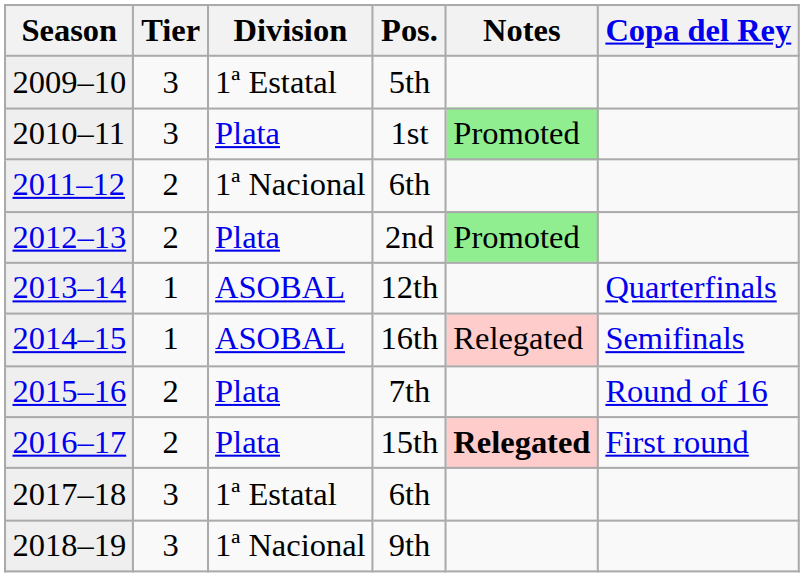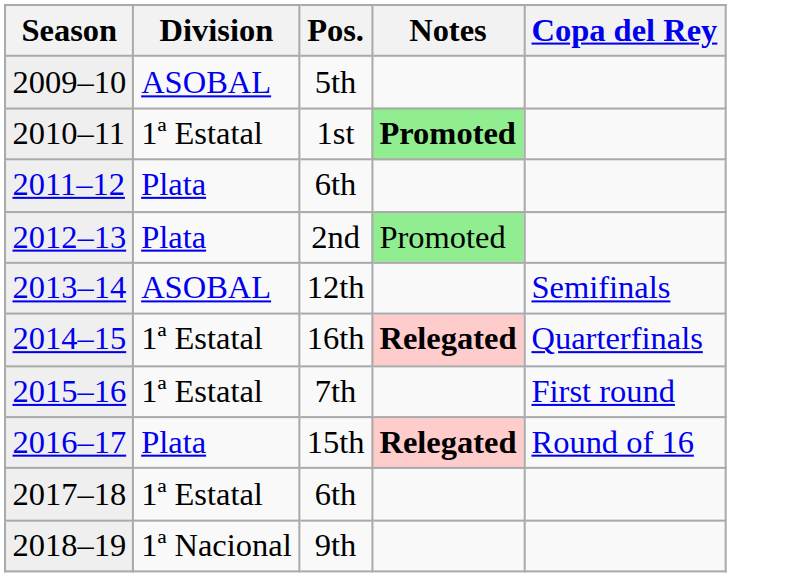- column: (171, 30)
(276, 81) 1ª Estatal -> (206, 81) ASOBAL
(248, 133) Plata -> (202, 133) 1ª Estatal
(516, 133) normal -> (448, 133) bold
(290, 184) 1ª Nacional -> (174, 184) Plata
(691, 287) Quarterfinals -> (601, 287) Semifinals
(280, 339) ASOBAL -> (202, 339) 1ª Estatal
(518, 339) normal -> (448, 339) bold
(675, 339) Semifinals -> (617, 339) Quarterfinals
(248, 390) Plata -> (202, 390) 1ª Estatal
(687, 390) Round of 16 -> (603, 390) First round
(677, 442) First round -> (613, 442) Round of 16
